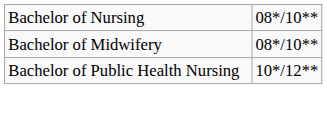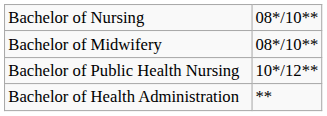+ row: (124, 96)
